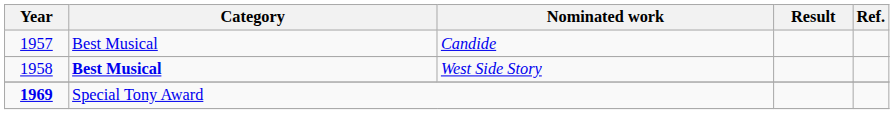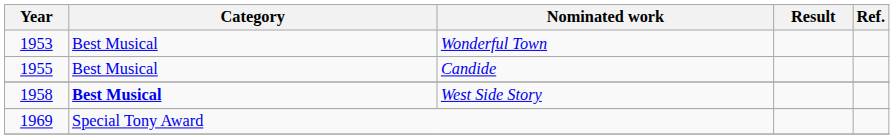+ row: (494, 43)
(36, 43) 1957 -> (36, 69) 1955
(36, 95) bold -> (36, 120) normal
